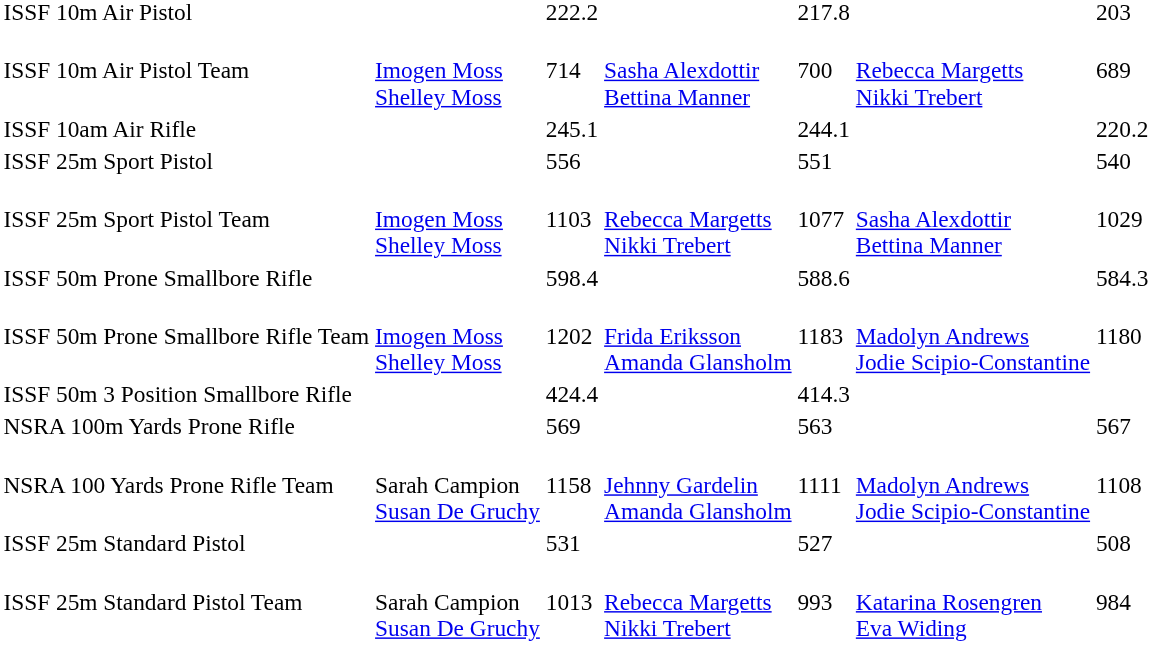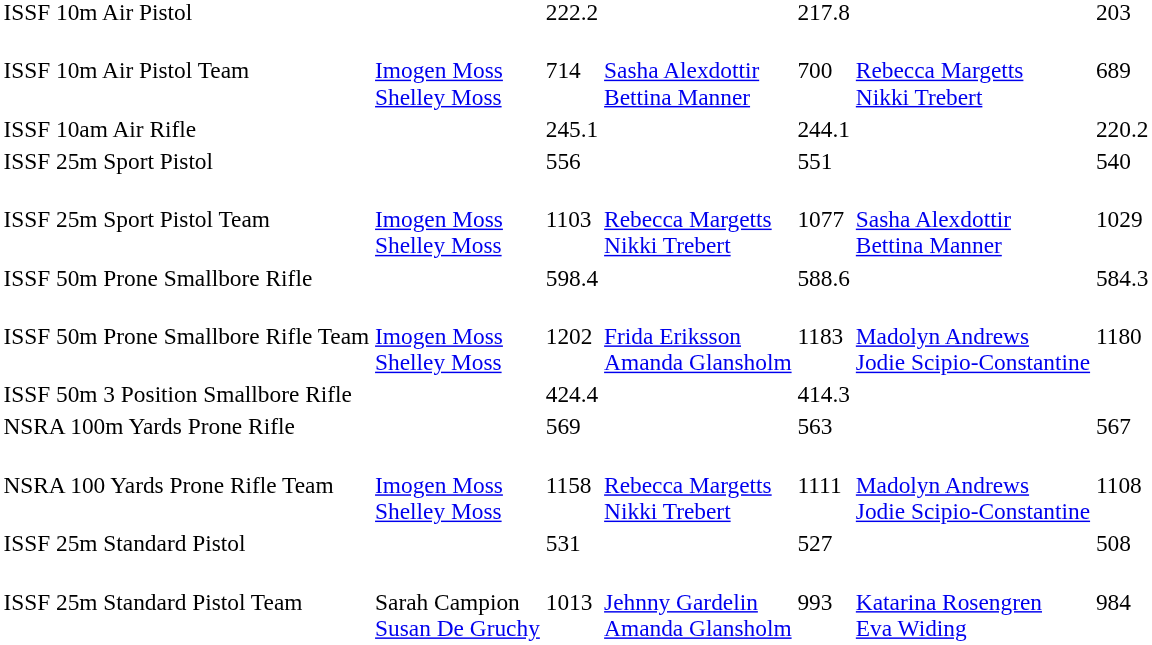(457, 498) Sarah Campion Susan De Gruchy -> (439, 498) Imogen Moss Shelley Moss
(698, 498) Jehnny Gardelin Amanda Glansholm -> (688, 498) Rebecca Margetts Nikki Trebert
(688, 615) Rebecca Margetts Nikki Trebert -> (698, 615) Jehnny Gardelin Amanda Glansholm
